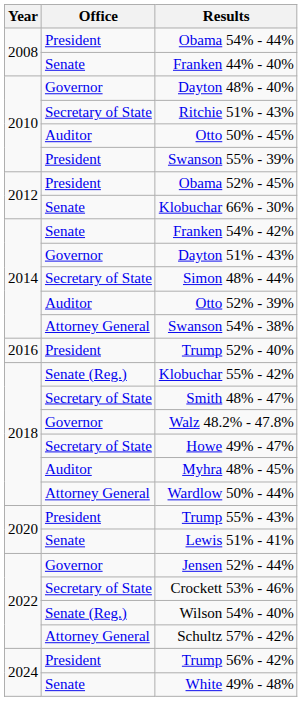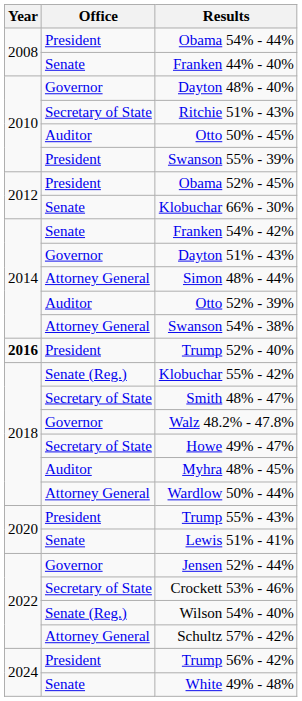(98, 278) Secretary of State -> (97, 278) Attorney General
(23, 350) normal -> (23, 350) bold
